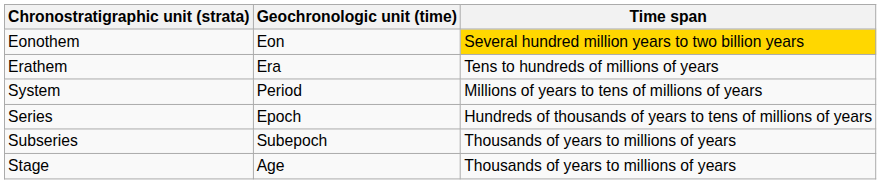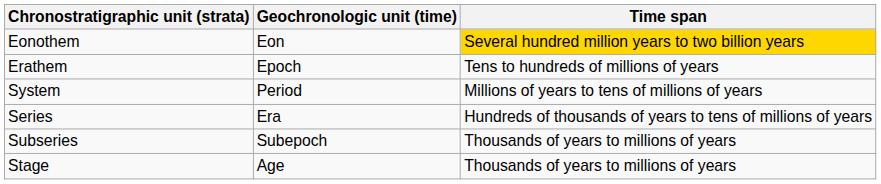(269, 66) Era -> (279, 66) Epoch
(279, 116) Epoch -> (269, 116) Era
